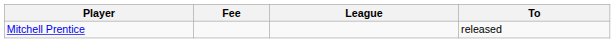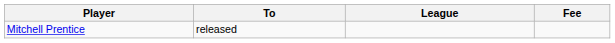columns swapped: (534, 13) <-> (231, 13)
